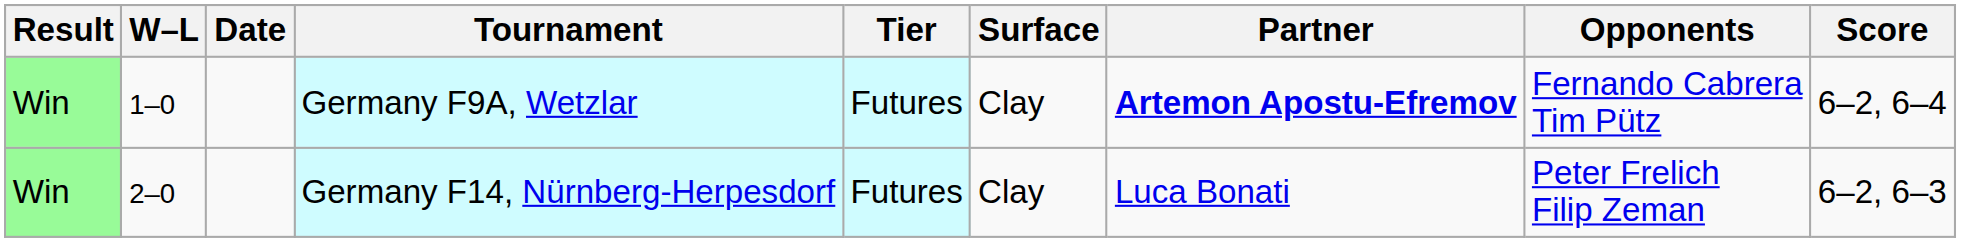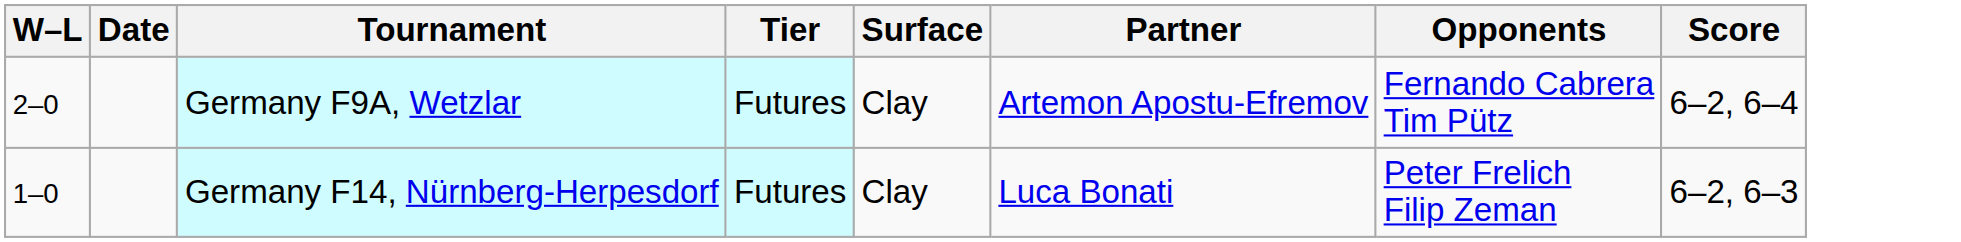- column: (63, 30)
(152, 103) 1–0 -> (36, 103) 2–0
(1316, 101) bold -> (1183, 101) normal
(152, 193) 2–0 -> (36, 193) 1–0
